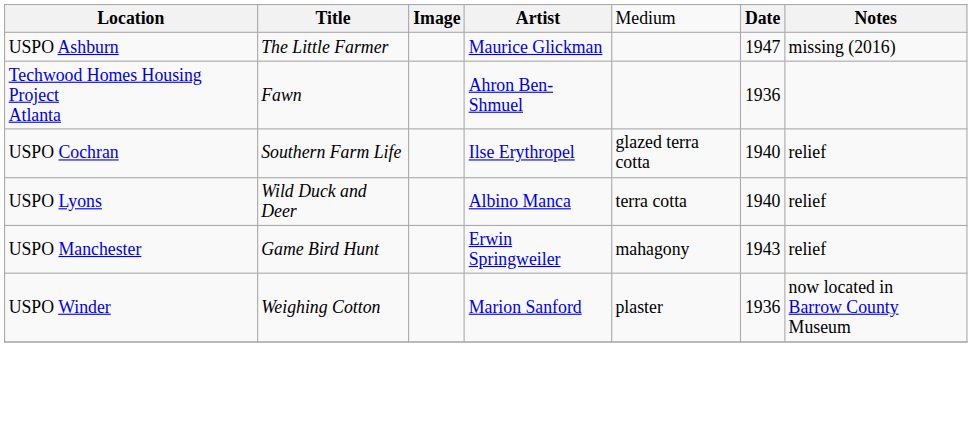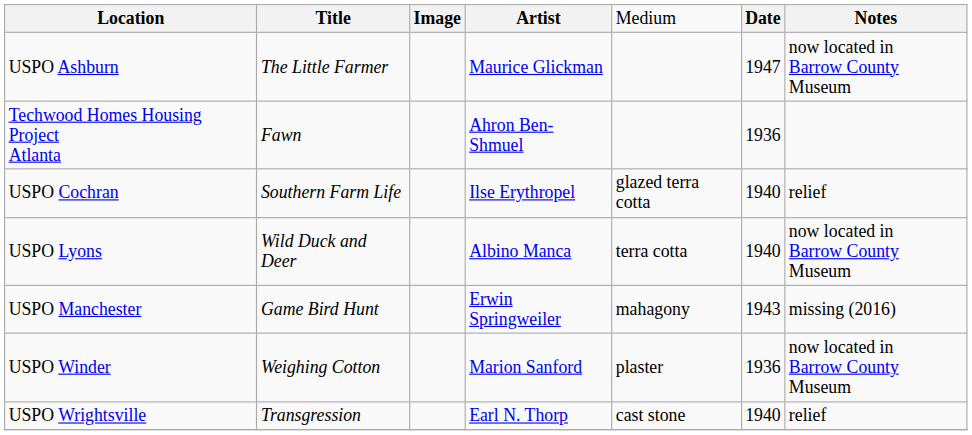(842, 46) missing (2016) -> (844, 66) now located in Barrow County Museum
(807, 201) relief -> (844, 251) now located in Barrow County Museum
(807, 249) relief -> (842, 309) missing (2016)
+ row: (77, 415)
